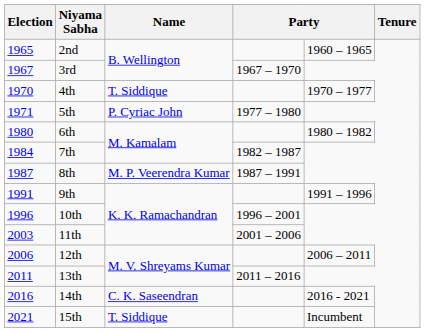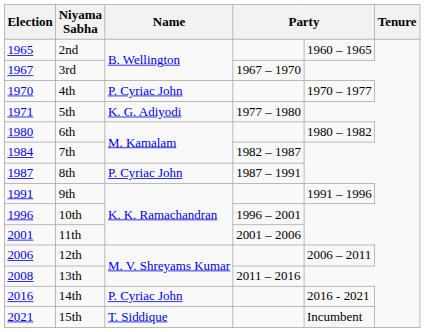(138, 91) T. Siddique -> (145, 91) P. Cyriac John
(145, 111) P. Cyriac John -> (145, 111) K. G. Adiyodi
(169, 173) M. P. Veerendra Kumar -> (145, 173) P. Cyriac John
(20, 234) 2003 -> (20, 234) 2001
(20, 276) 2011 -> (20, 276) 2008
(153, 296) C. K. Saseendran -> (145, 296) P. Cyriac John
